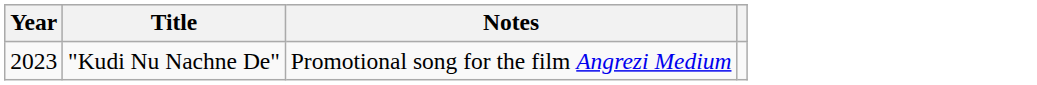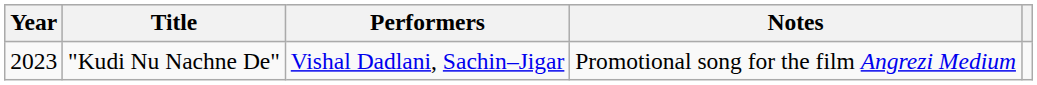+ column: (428, 23)
